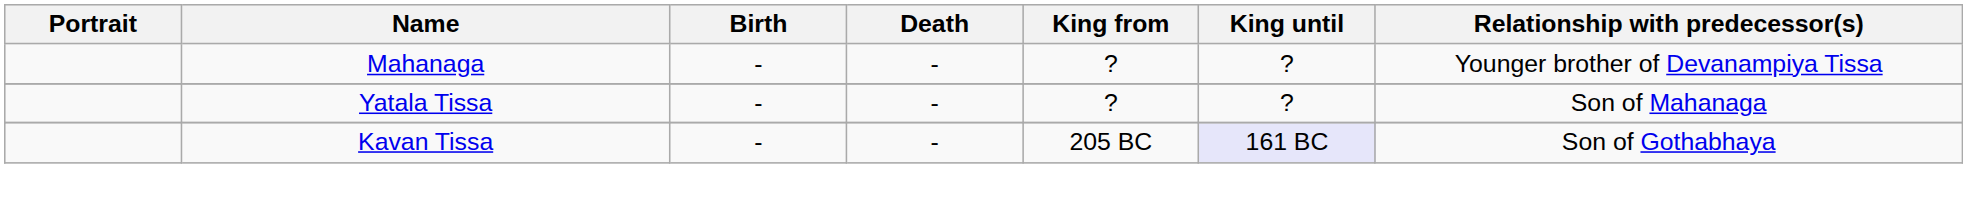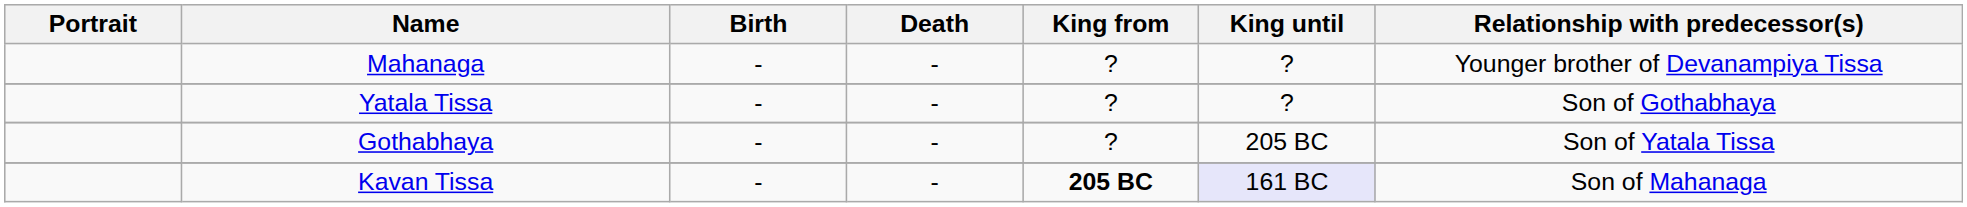(1669, 102) Son of Mahanaga -> (1669, 102) Son of Gothabhaya
+ row: (426, 142)
(1111, 142) normal -> (1111, 181) bold
(1669, 142) Son of Gothabhaya -> (1669, 181) Son of Mahanaga
